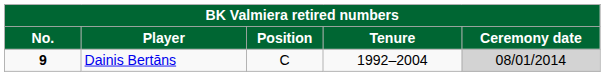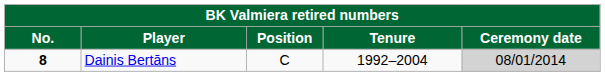(43, 60) 9 -> (43, 60) 8
